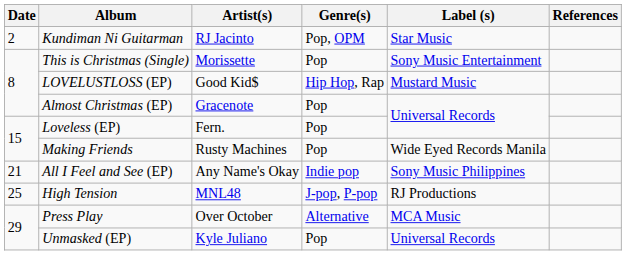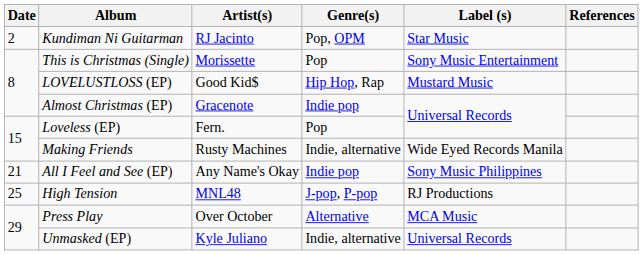(316, 104) Pop -> (332, 104) Indie pop
(316, 149) Pop -> (353, 149) Indie, alternative
(316, 238) Pop -> (353, 238) Indie, alternative
